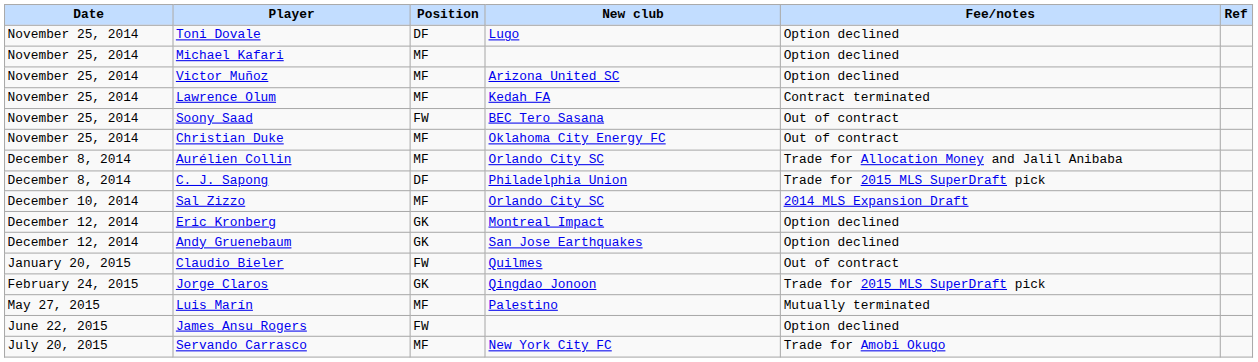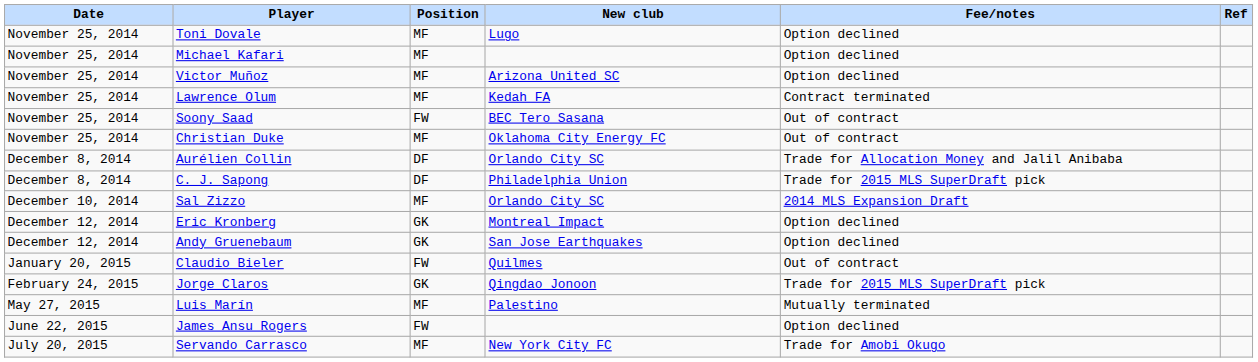(421, 36) DF -> (421, 36) MF
(421, 160) MF -> (421, 160) DF
